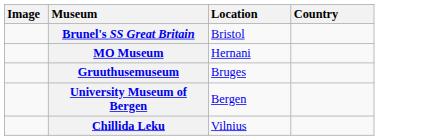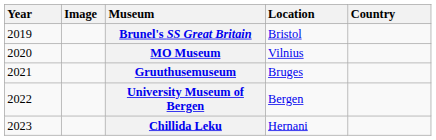+ column: (20, 14)
(231, 53) Hernani -> (286, 53) Vilnius
(229, 125) Vilnius -> (288, 125) Hernani
